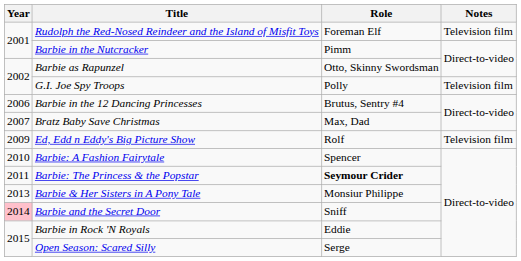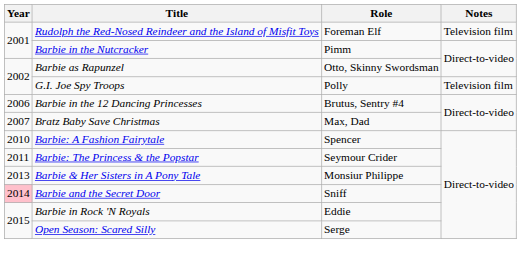- row: (115, 139)
(364, 175) bold -> (360, 157) normal
